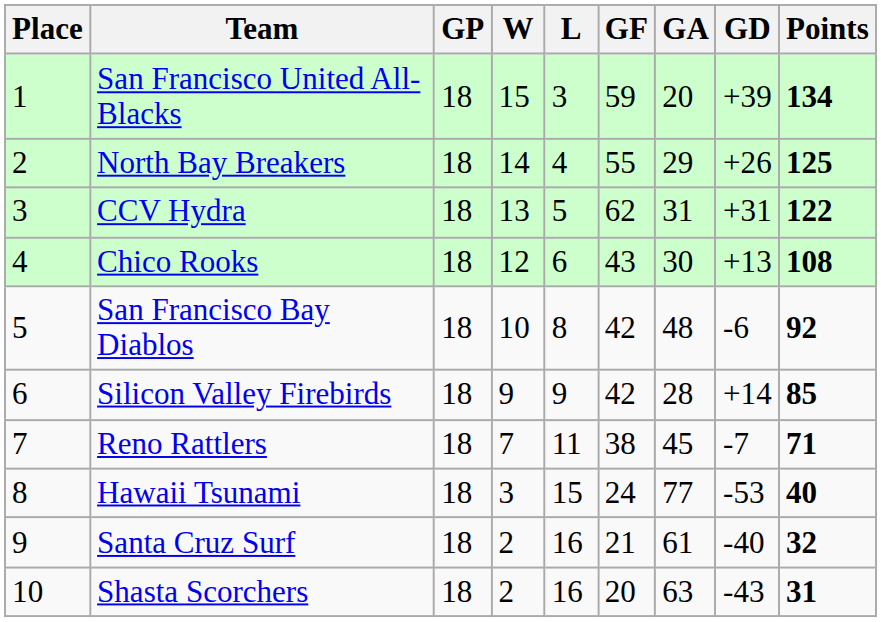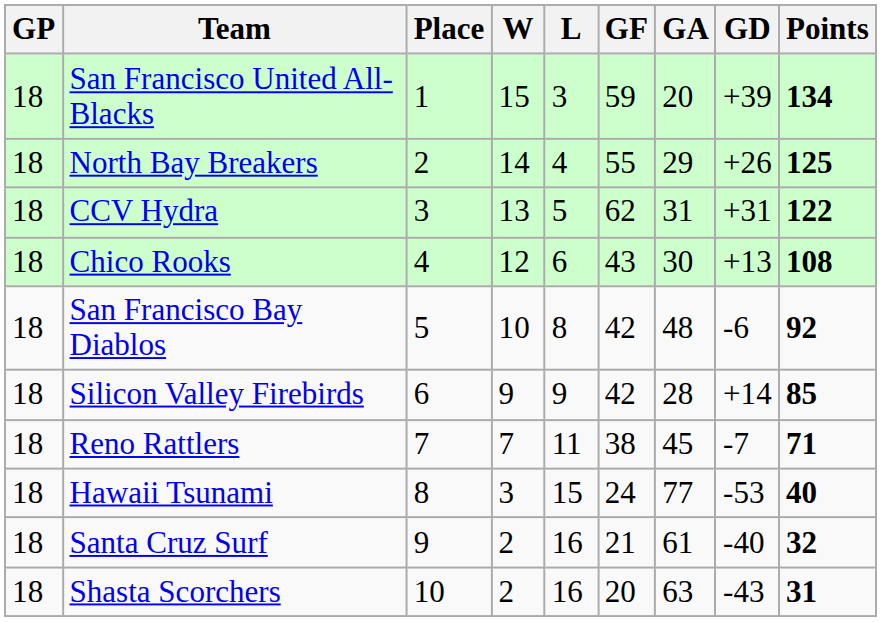columns swapped: (47, 29) <-> (463, 29)
